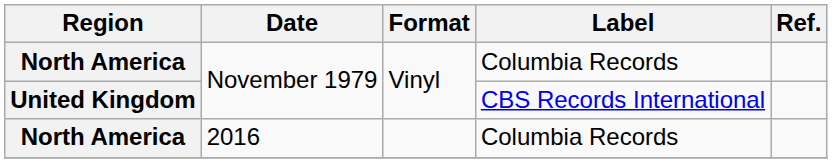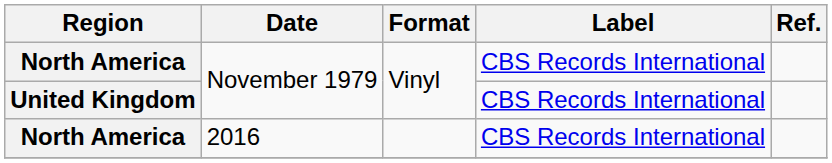(580, 61) Columbia Records -> (623, 61) CBS Records International
(580, 137) Columbia Records -> (623, 137) CBS Records International
